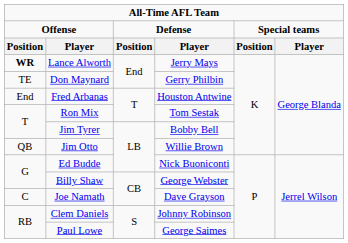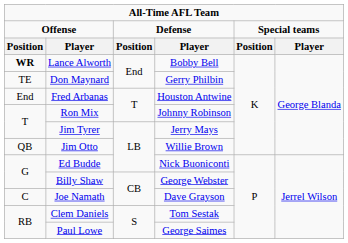(194, 63) Jerry Mays -> (194, 63) Bobby Bell
(194, 113) Tom Sestak -> (194, 113) Johnny Robinson
(194, 130) Bobby Bell -> (194, 130) Jerry Mays
(194, 213) Johnny Robinson -> (194, 213) Tom Sestak
